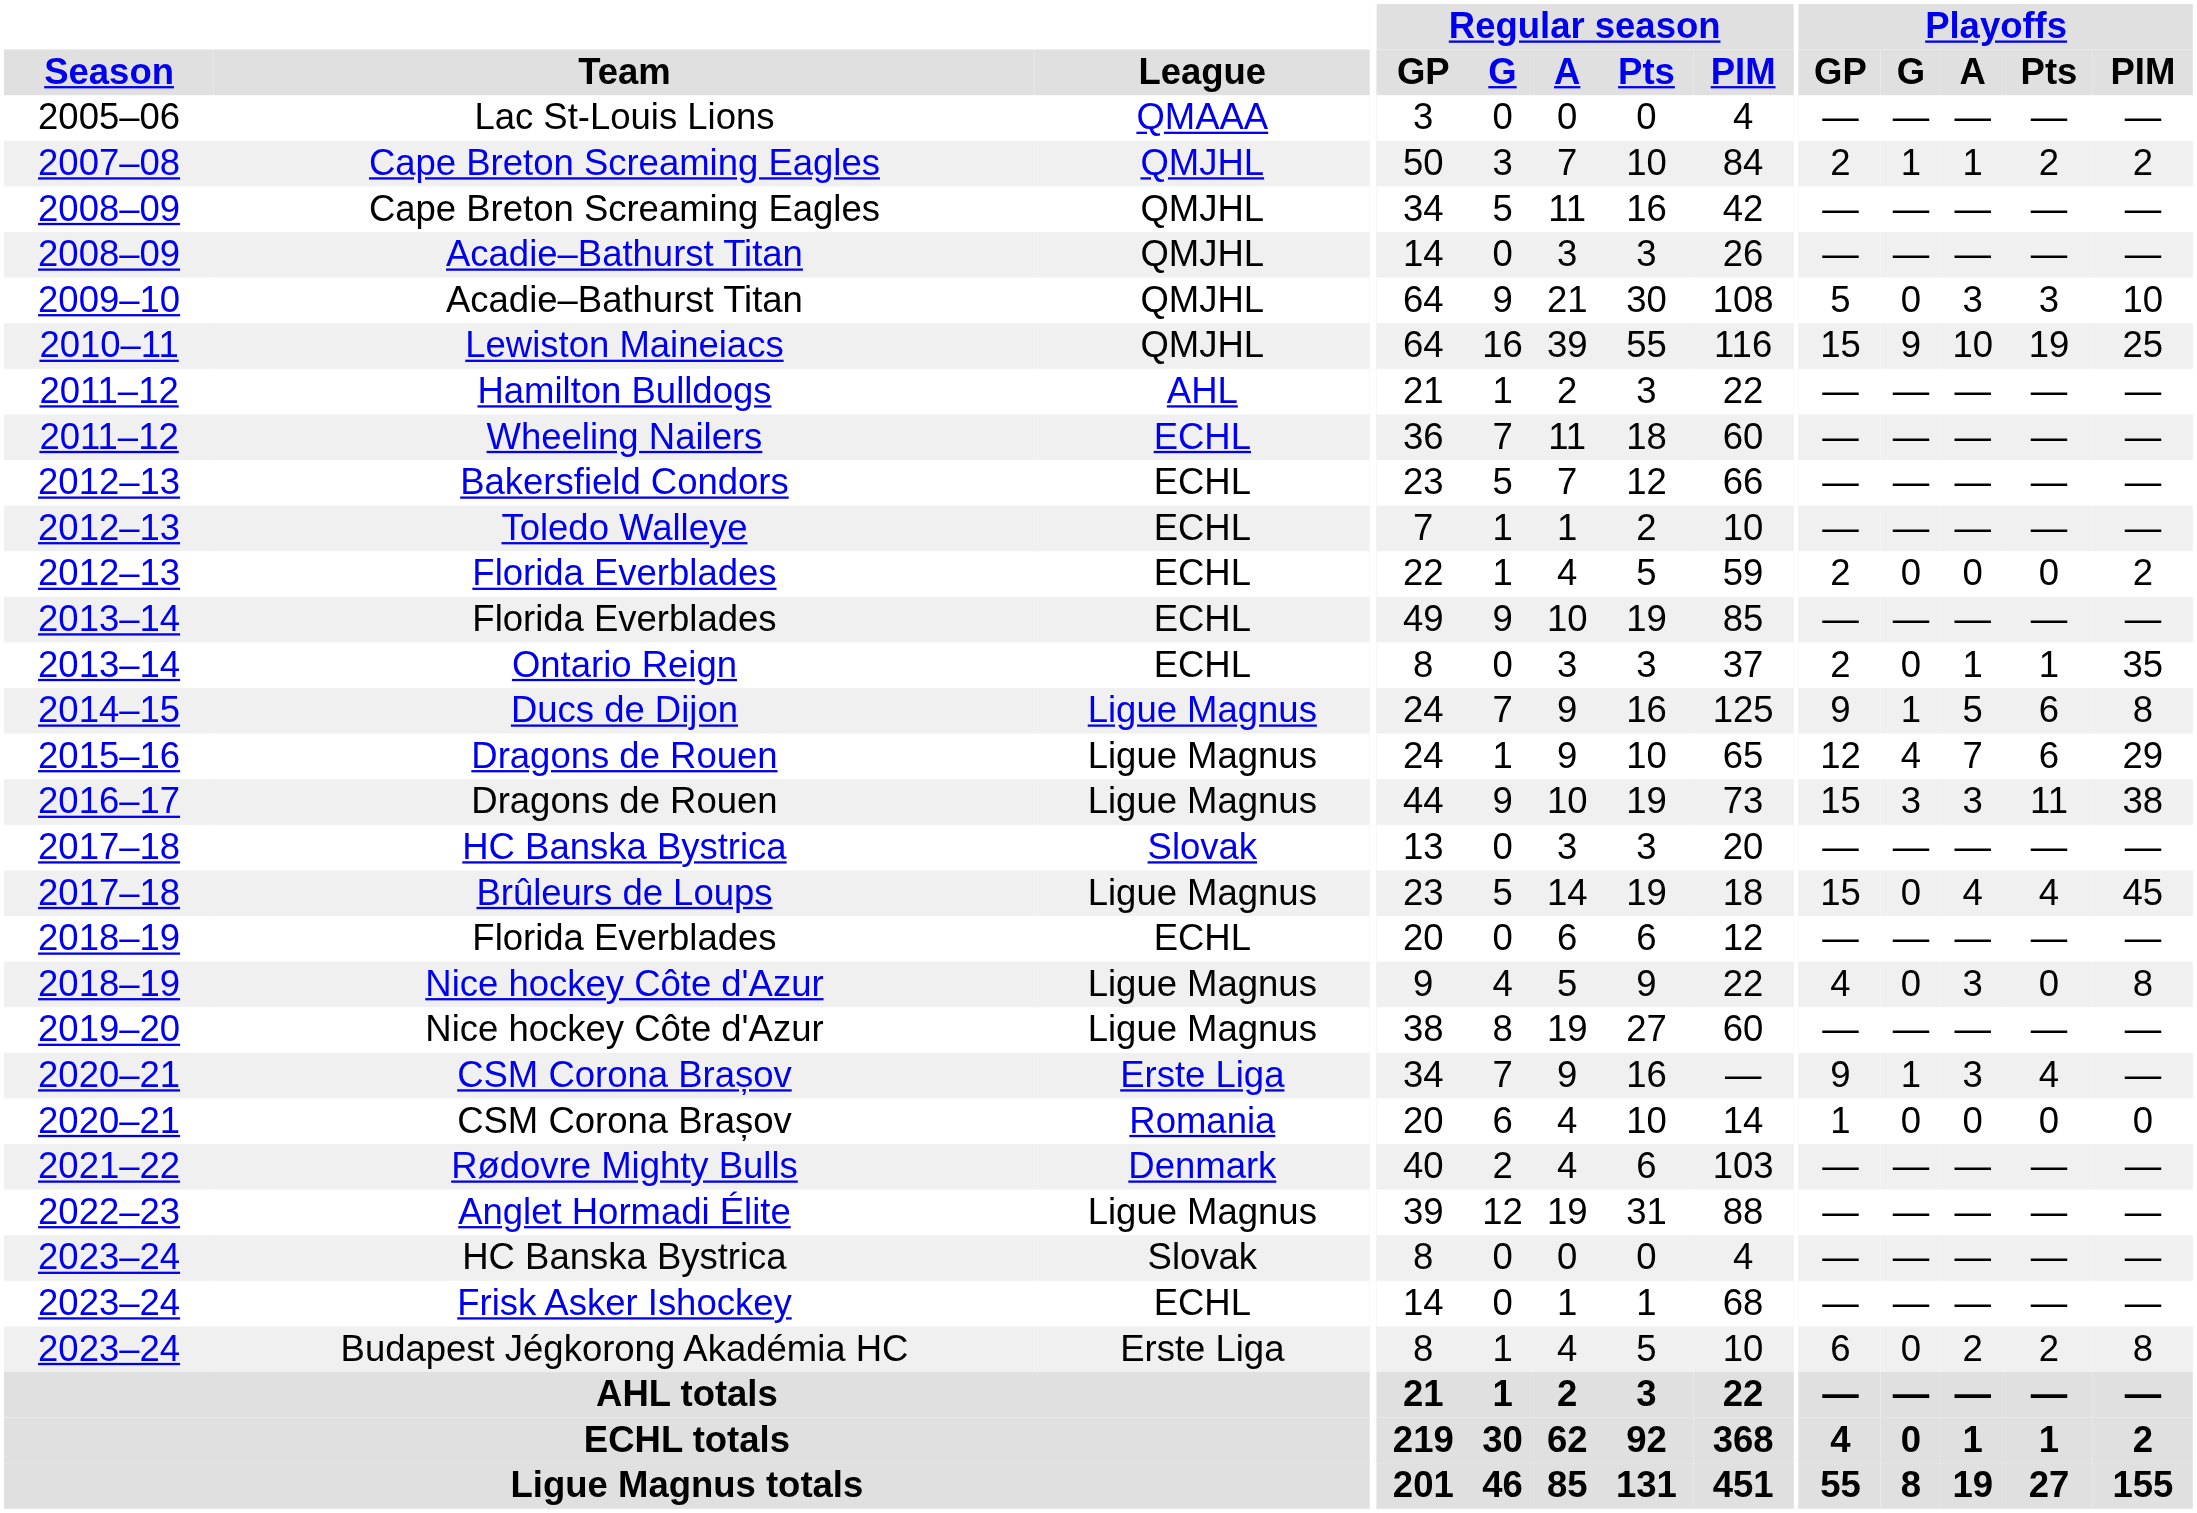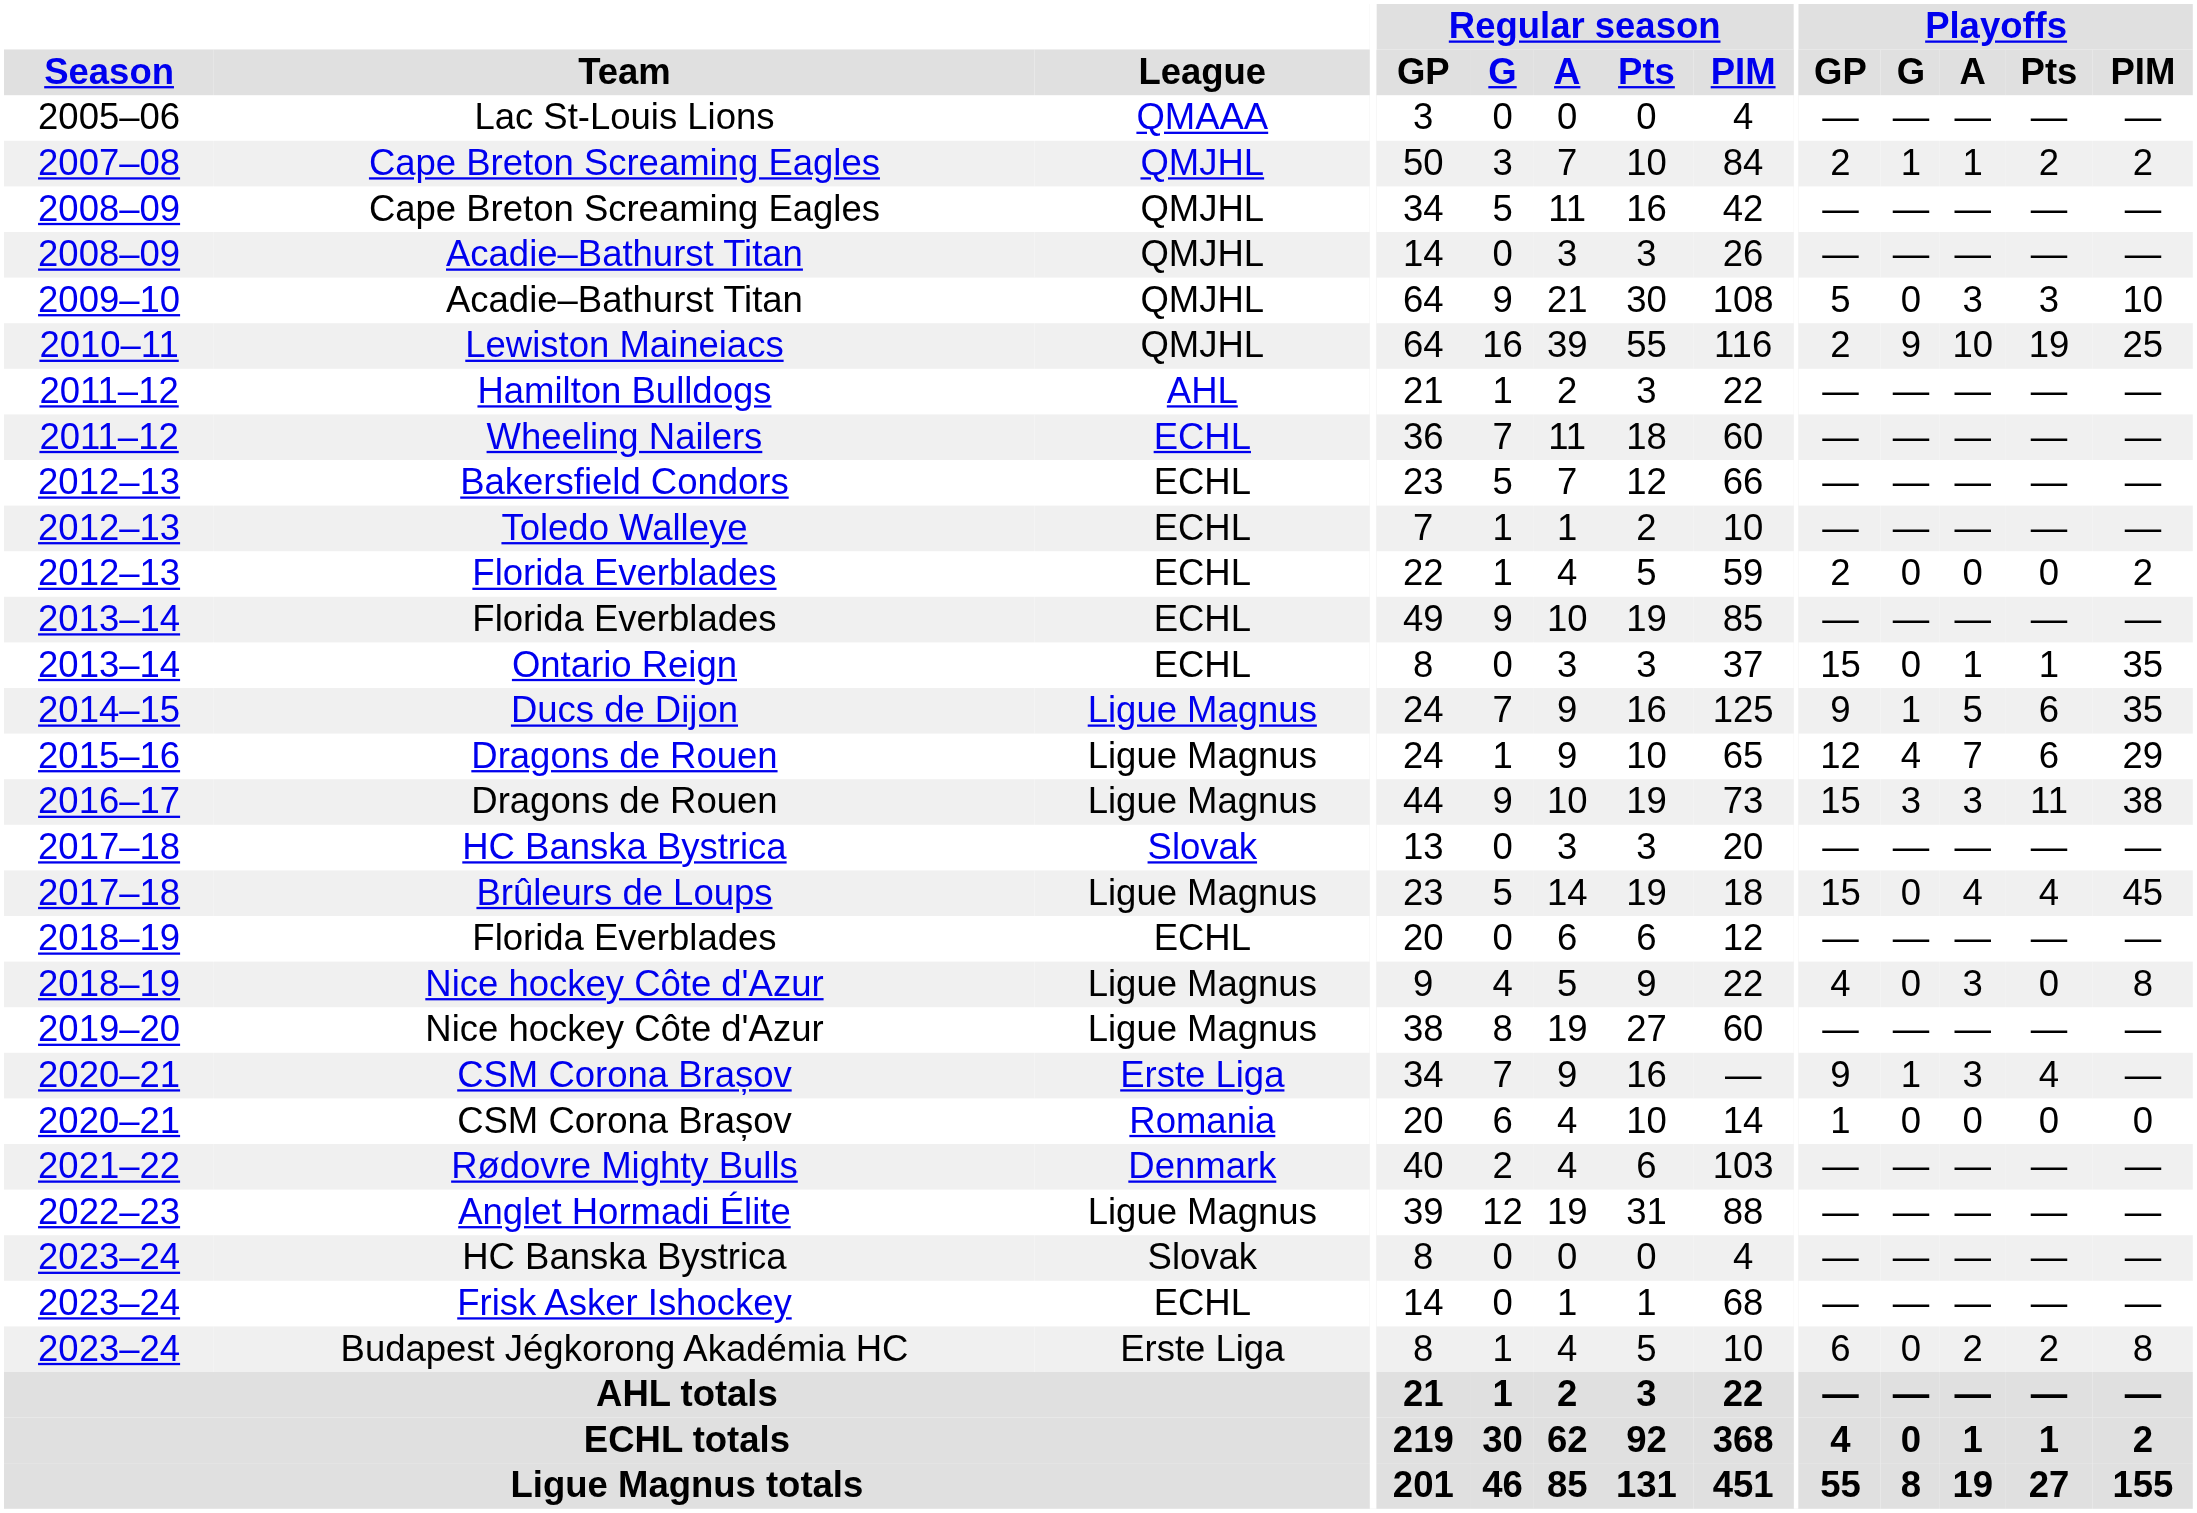(1840, 345) 15 -> (1840, 345) 2
(1840, 664) 2 -> (1840, 664) 15
(2143, 710) 8 -> (2143, 710) 35
